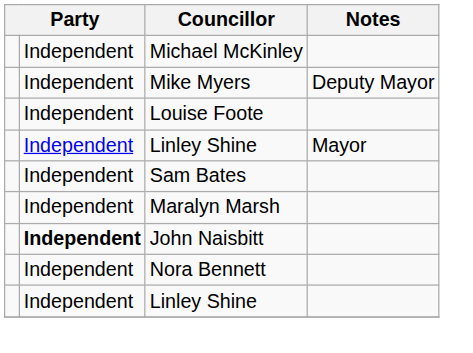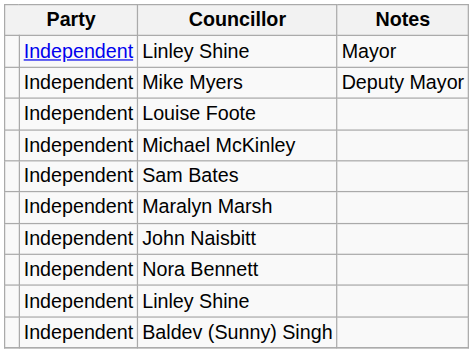rows swapped: (203, 144) <-> (226, 51)
(82, 238) bold -> (78, 238) normal
+ row: (237, 332)
